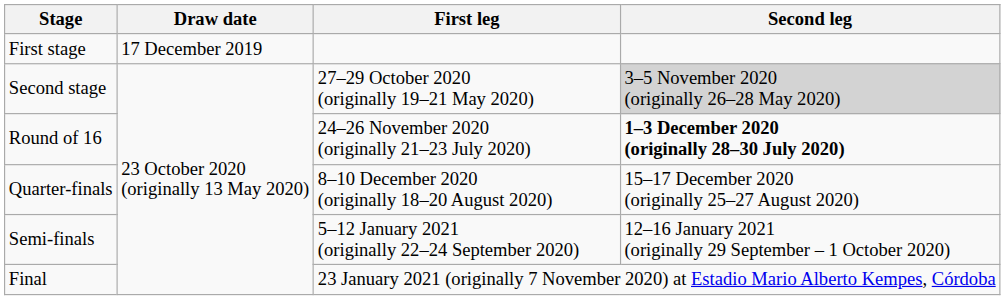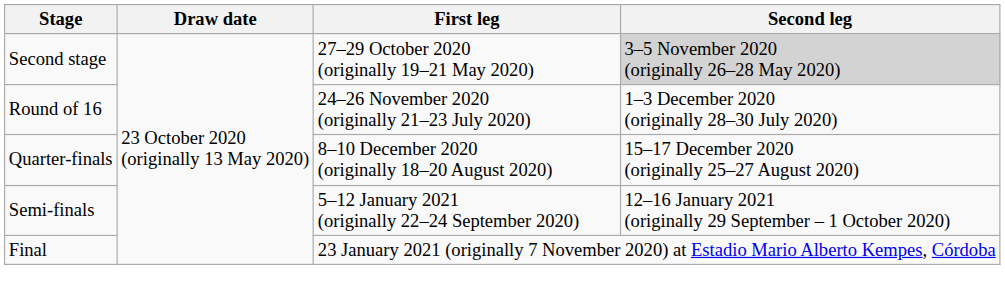- row: (47, 48)
(735, 138) bold -> (731, 109) normal
